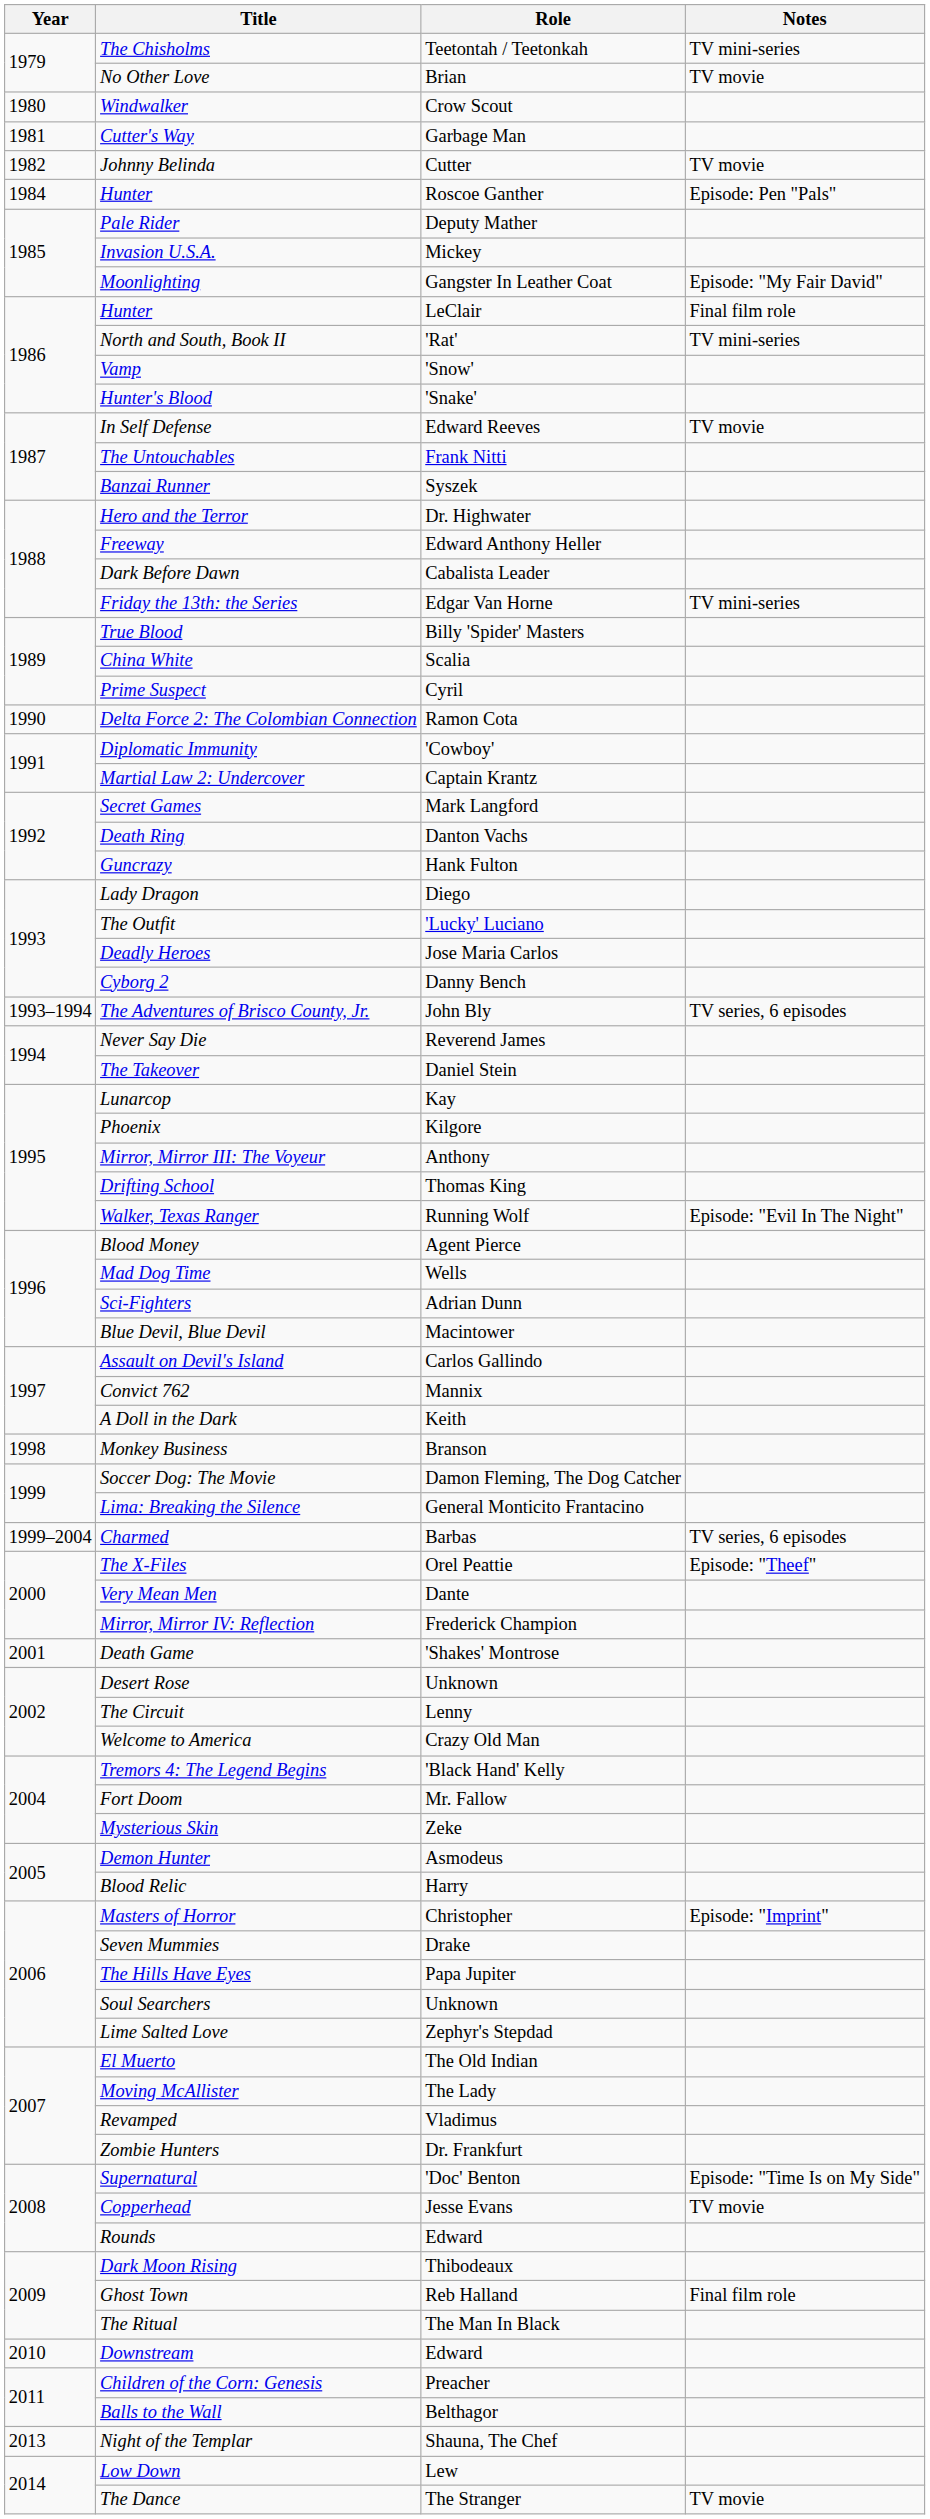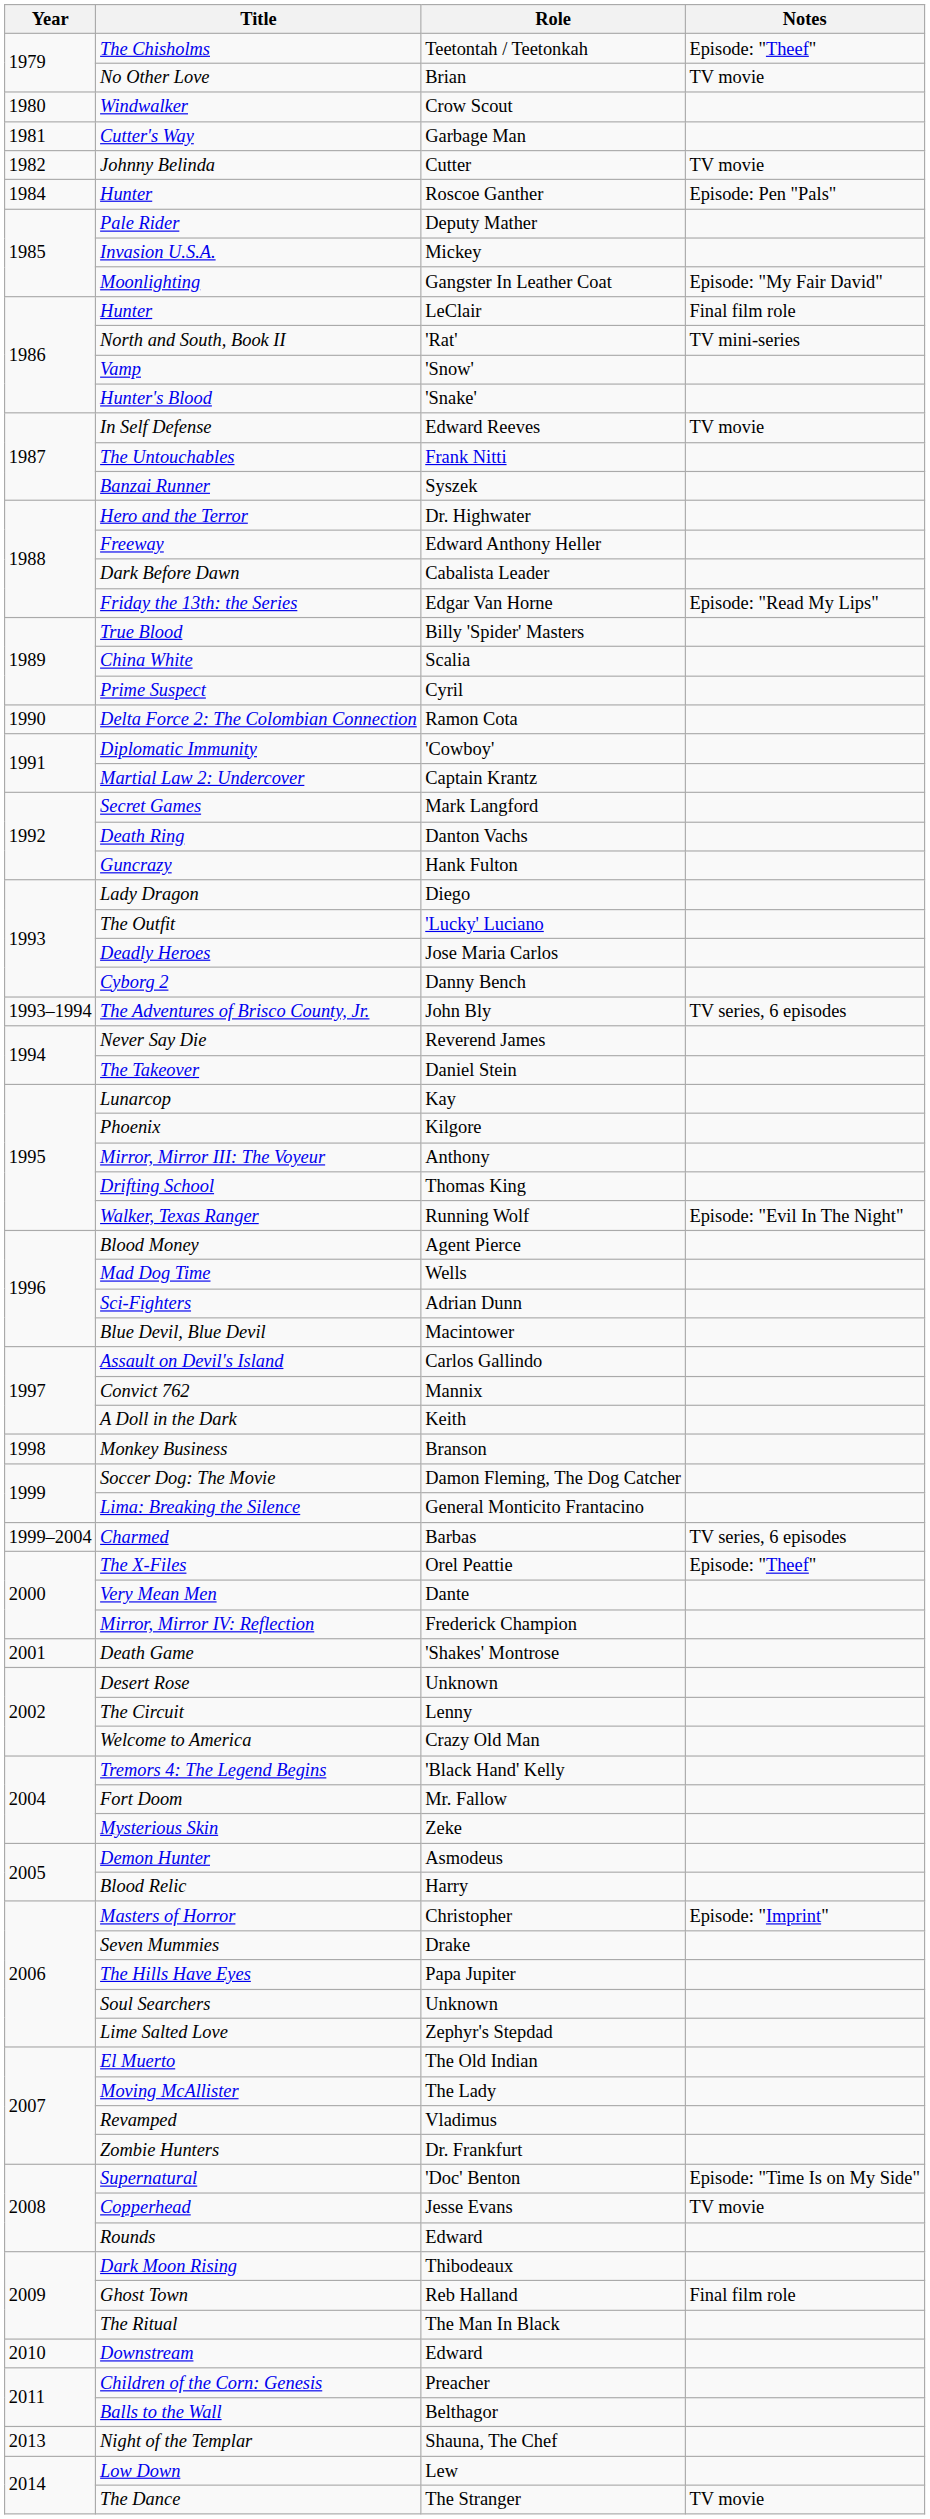(745, 48) TV mini-series -> (753, 48) Episode: "Theef"
(745, 602) TV mini-series -> (784, 602) Episode: "Read My Lips"
